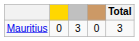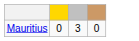- column: (120, 12)
